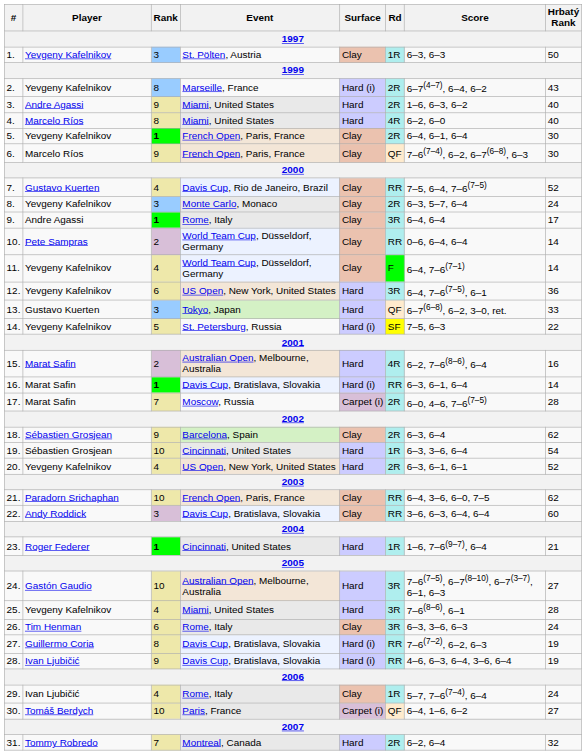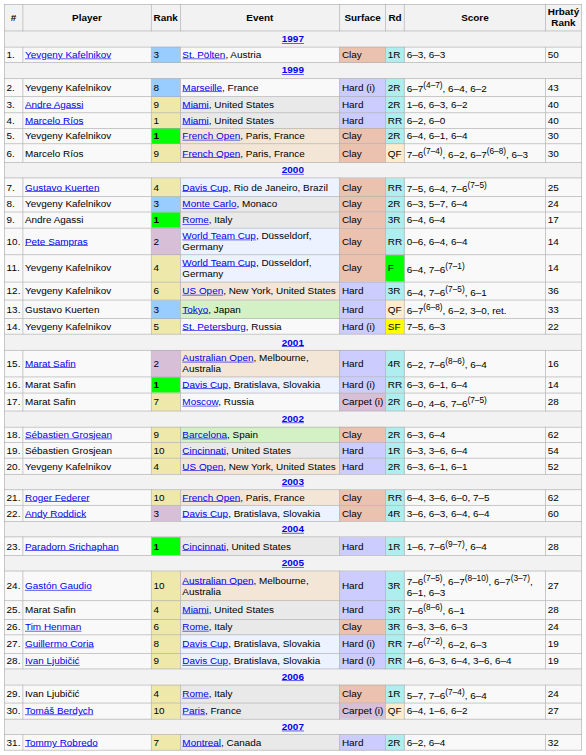(156, 120) 8 -> (156, 120) 1
(394, 120) 4R -> (395, 120) RR
(553, 187) 52 -> (553, 187) 25
(72, 497) Paradorn Srichaphan -> (57, 497) Roger Federer
(395, 513) RR -> (394, 513) 4R
(57, 546) Roger Federer -> (72, 546) Paradorn Srichaphan
(553, 546) 21 -> (553, 546) 28
(68, 610) Yevgeny Kafelnikov -> (50, 610) Marat Safin
